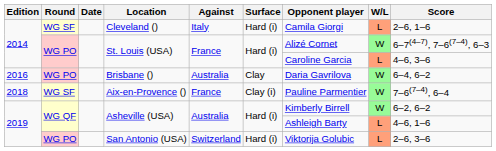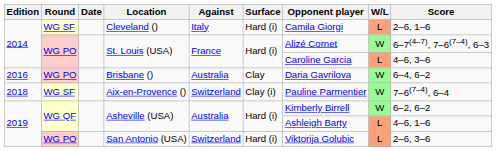(206, 92) France -> (216, 92) Switzerland
